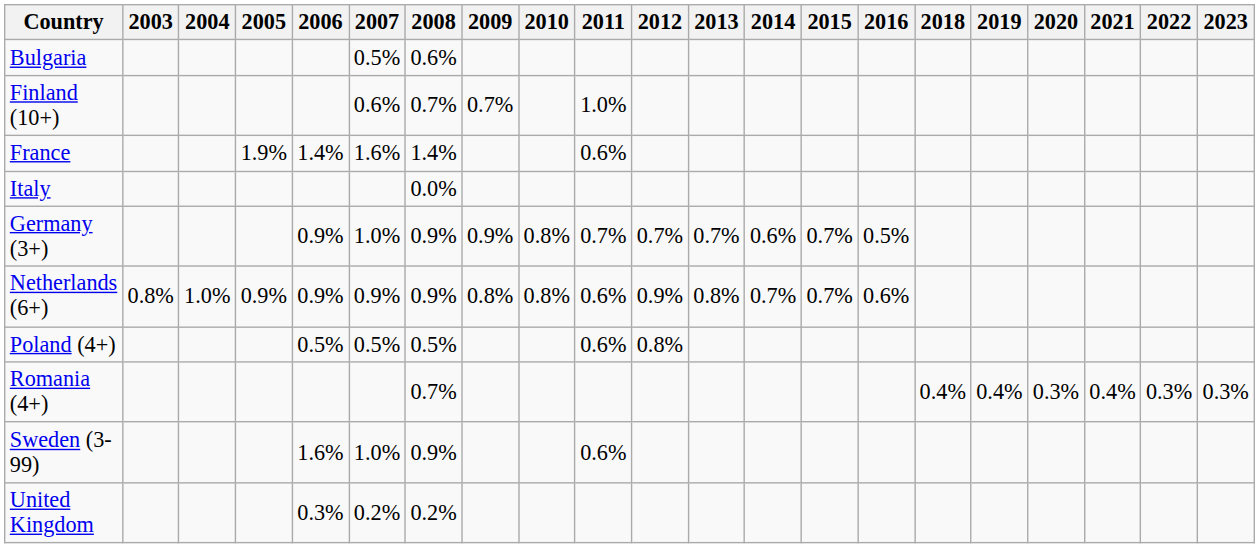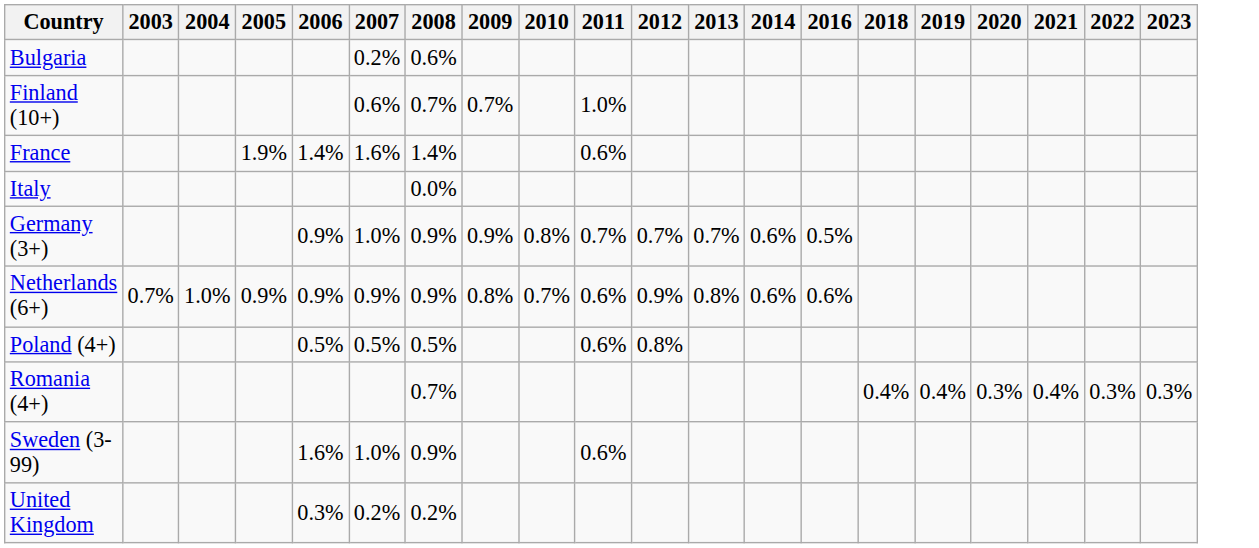- column: (830, 22)
(377, 57) 0.5% -> (377, 57) 0.2%
(151, 296) 0.8% -> (151, 296) 0.7%
(547, 296) 0.8% -> (547, 296) 0.7%
(773, 296) 0.7% -> (773, 296) 0.6%
